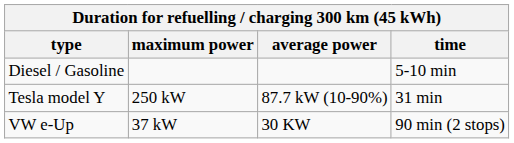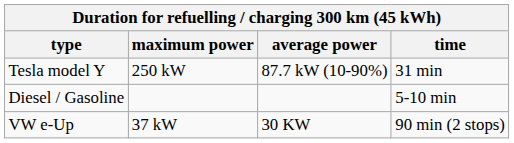rows swapped: (66, 71) <-> (57, 97)
